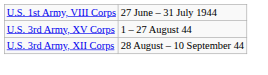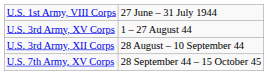+ row: (60, 62)
